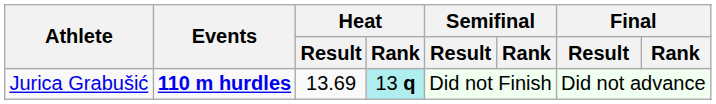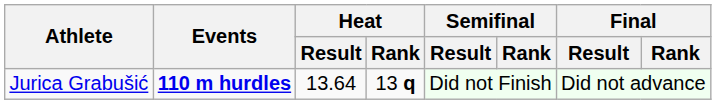(331, 84) 13.69 -> (331, 84) 13.64
(396, 84) paleturquoise background -> (396, 84) no background
